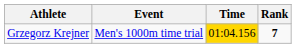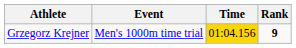(275, 33) 7 -> (275, 33) 9
